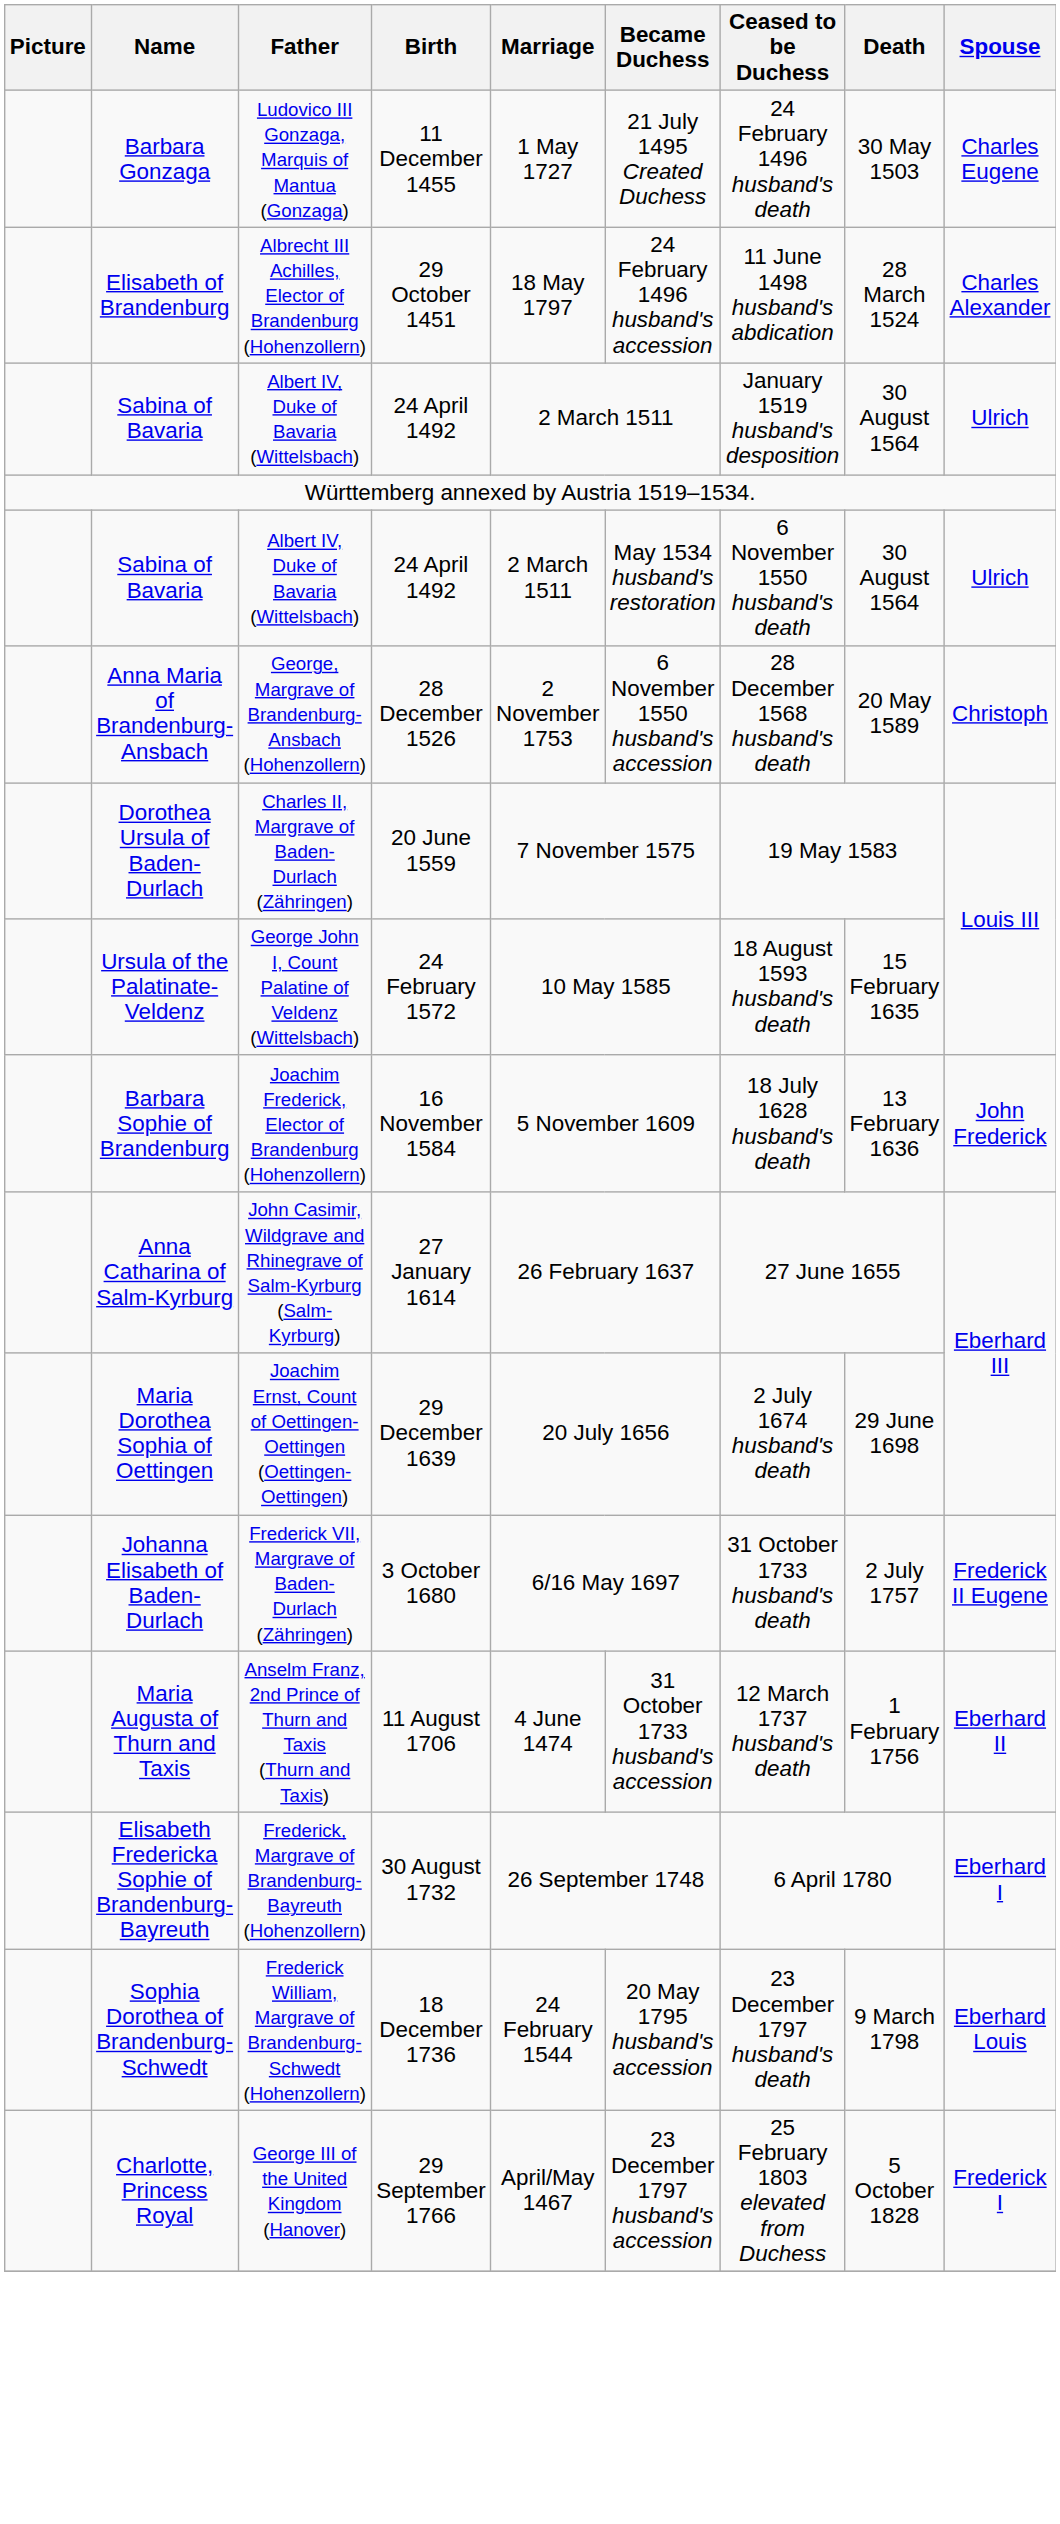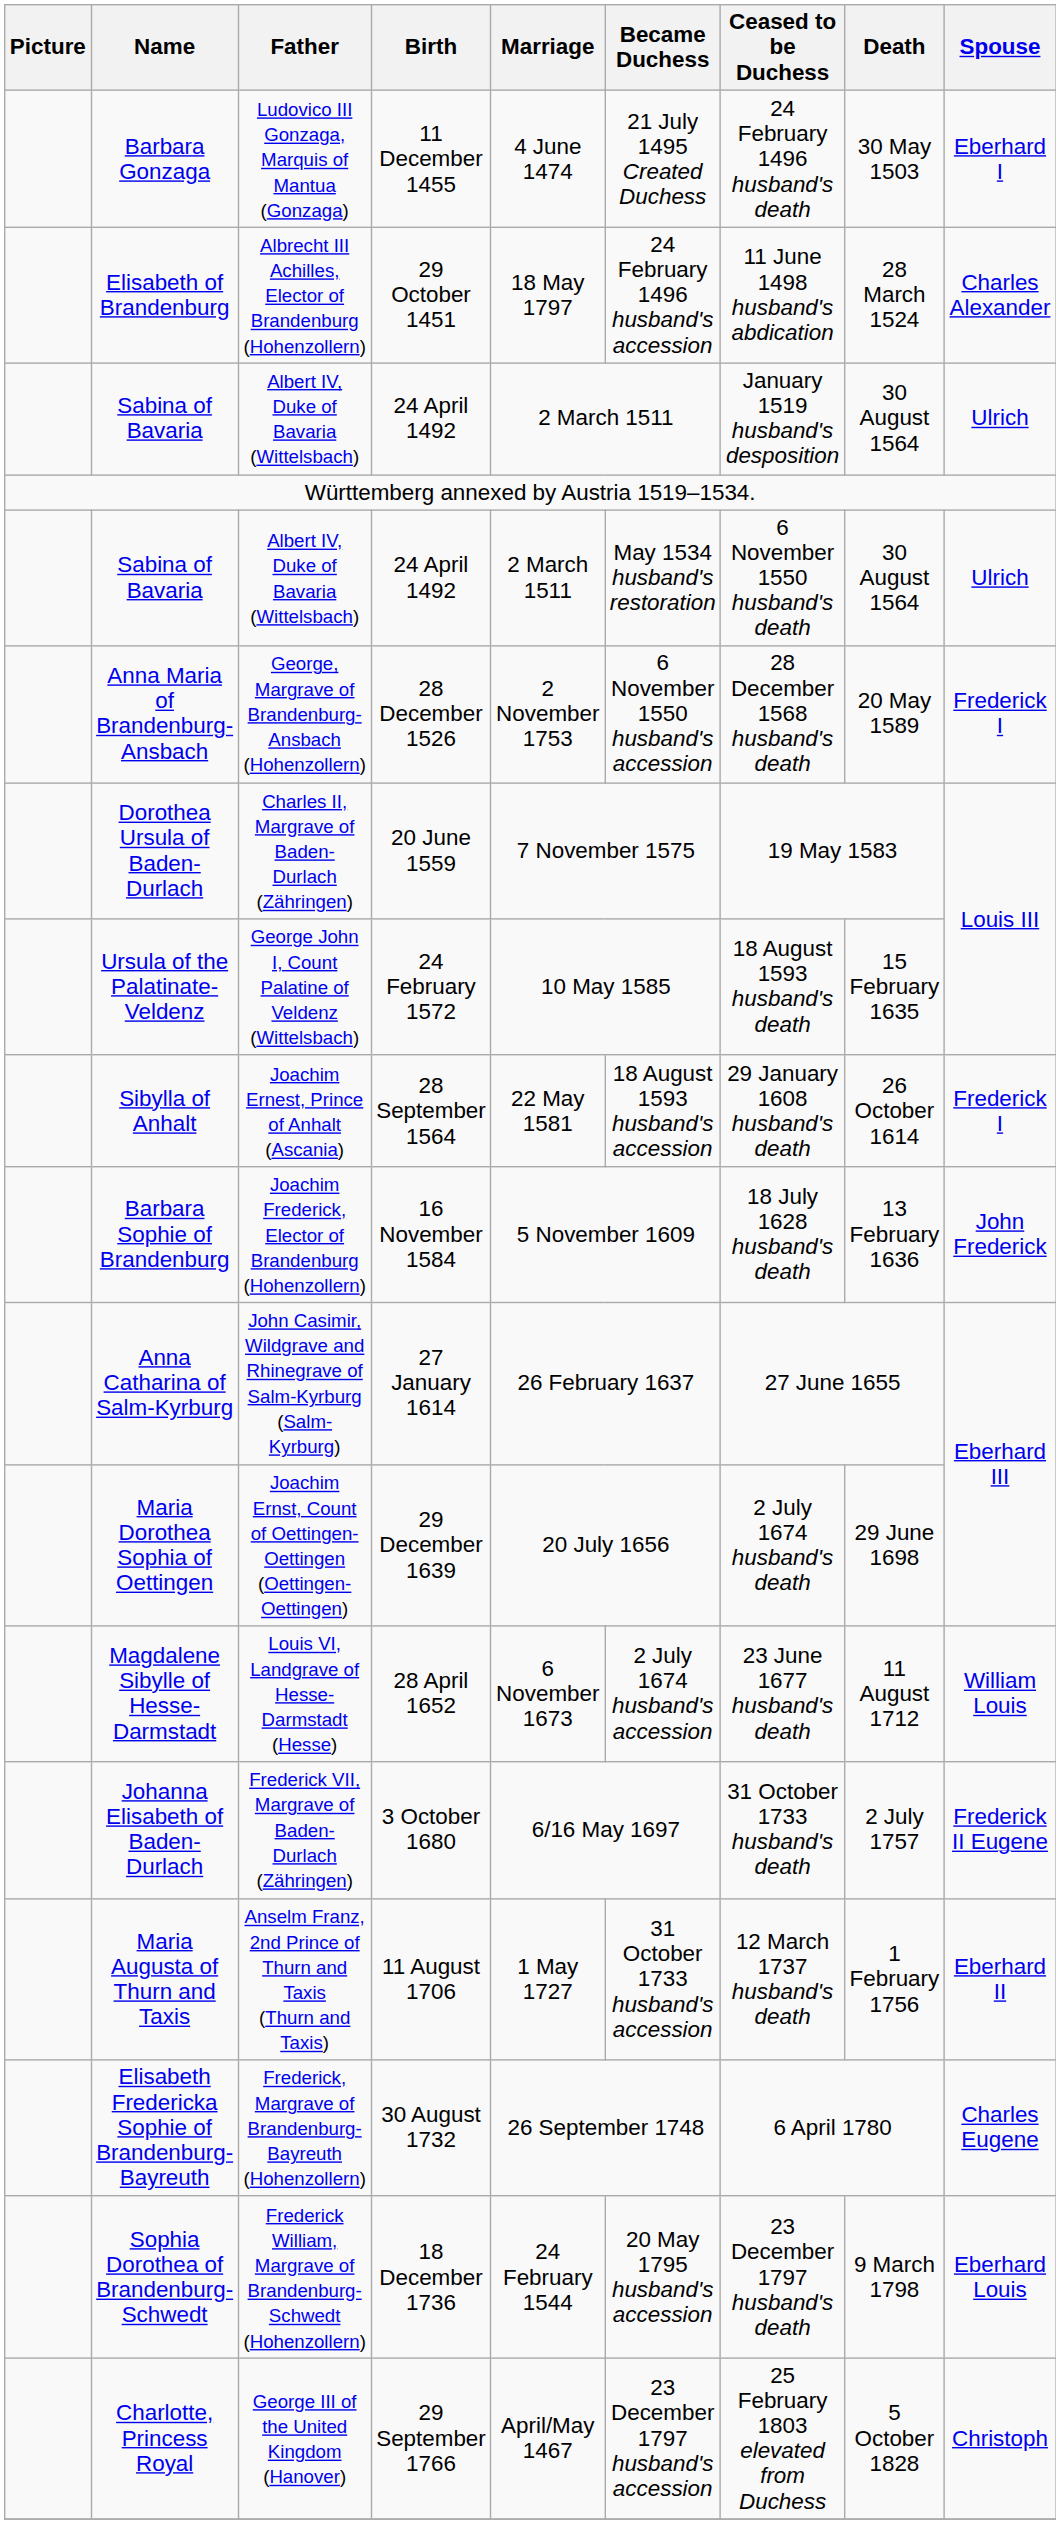(548, 158) 1 May 1727 -> (548, 158) 4 June 1474
(1000, 158) Charles Eugene -> (1000, 158) Eberhard I
(1000, 714) Christoph -> (1000, 714) Frederick I
+ row: (165, 1110)
+ row: (165, 1693)
(548, 1731) 4 June 1474 -> (548, 1978) 1 May 1727
(1000, 1880) Eberhard I -> (1000, 2127) Charles Eugene
(1000, 2190) Frederick I -> (1000, 2438) Christoph
